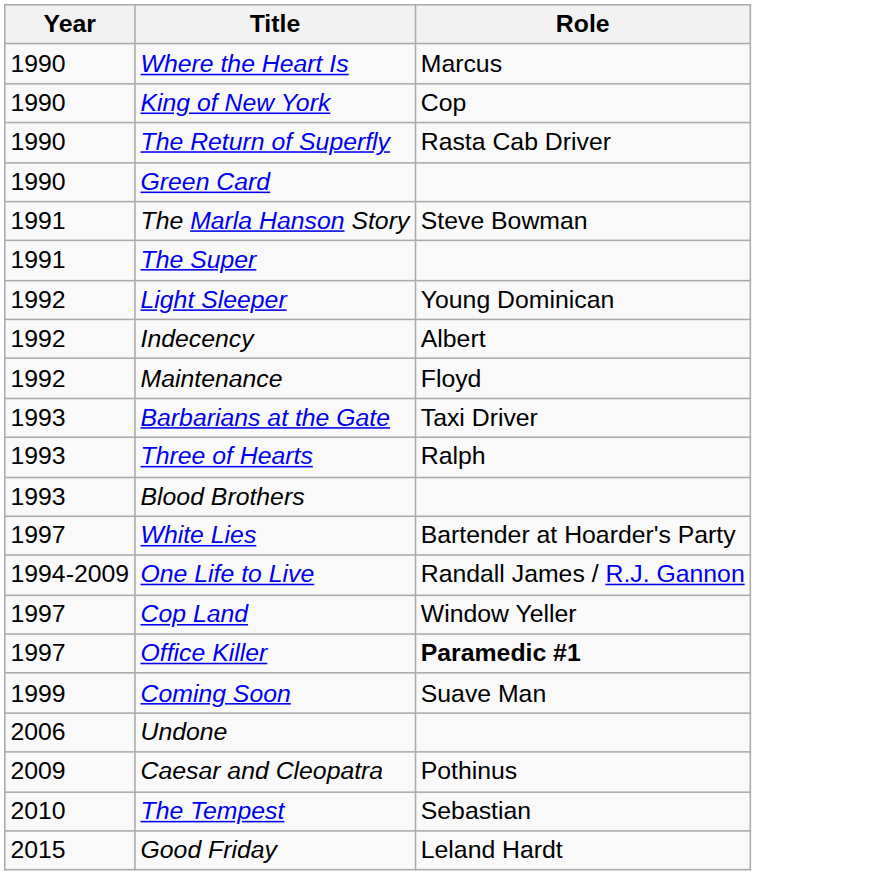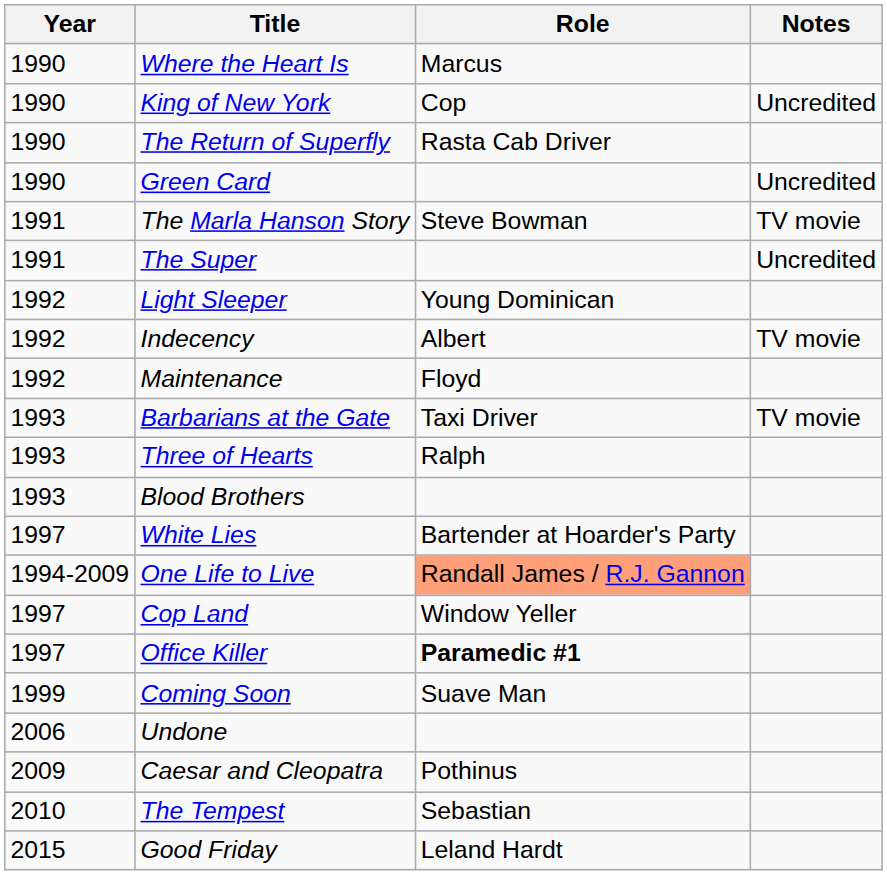+ column: (816, 24)
(583, 574) no background -> (583, 574) lightsalmon background
